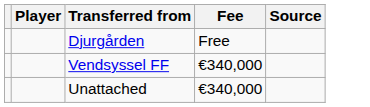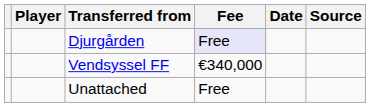+ column: (286, 16)
(214, 41) no background -> (214, 41) lavender background
(230, 89) €340,000 -> (214, 89) Free
